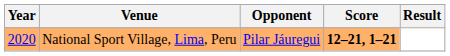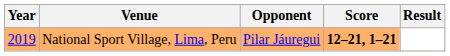(22, 39) 2020 -> (22, 39) 2019
